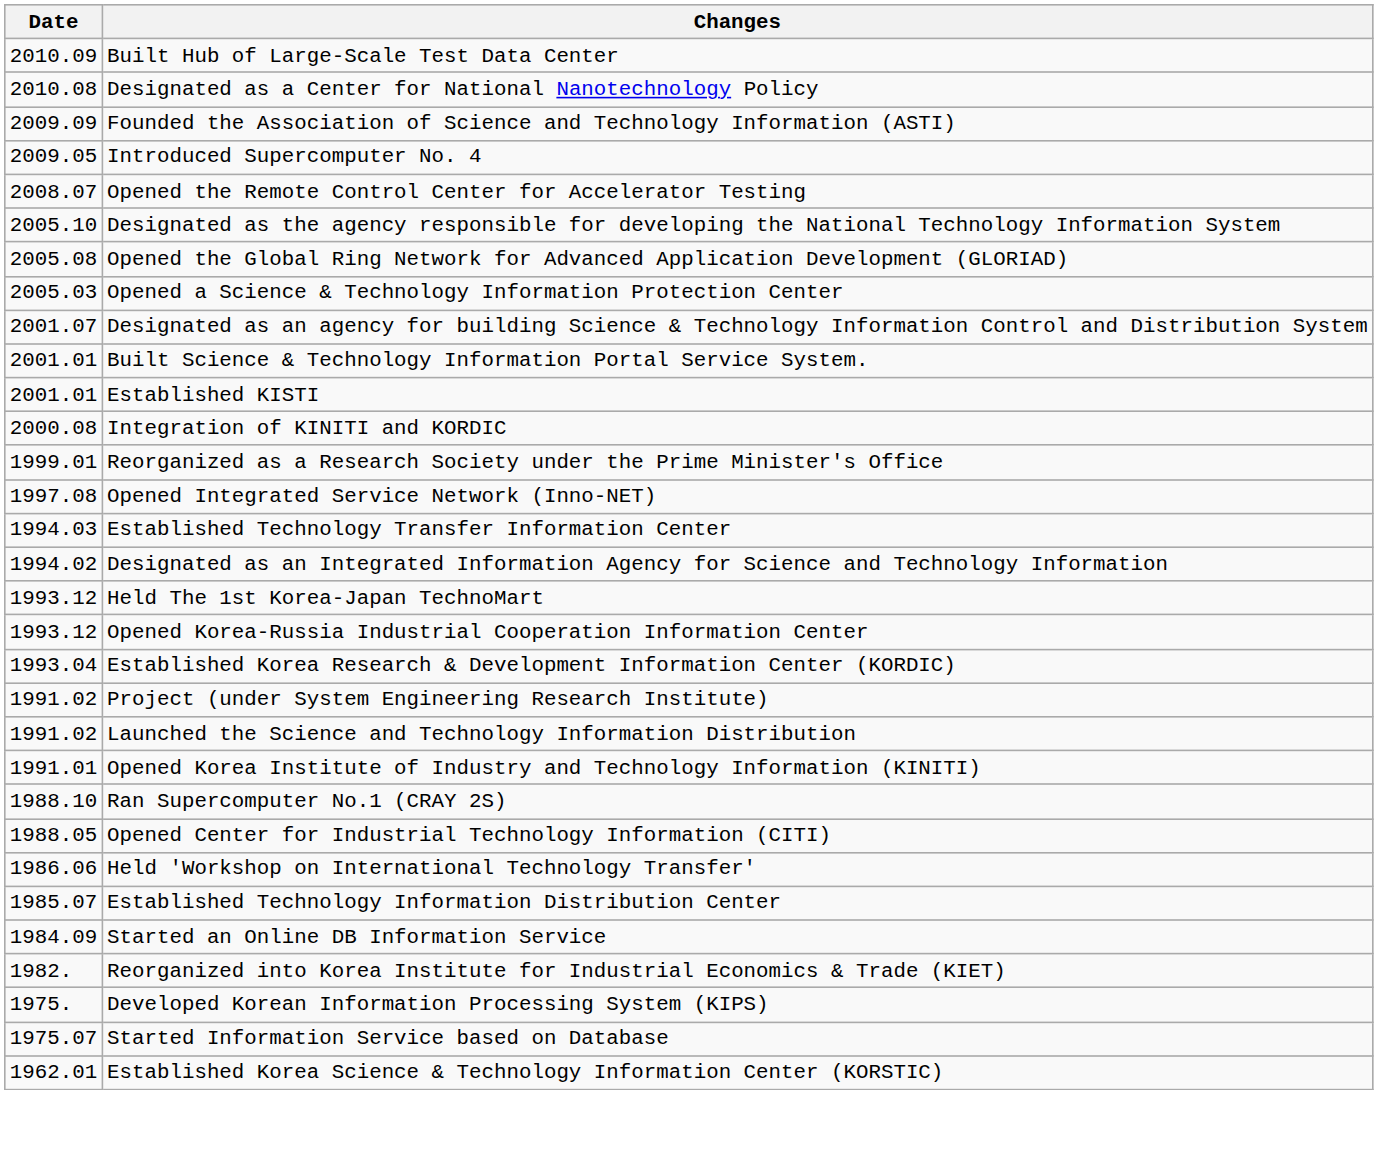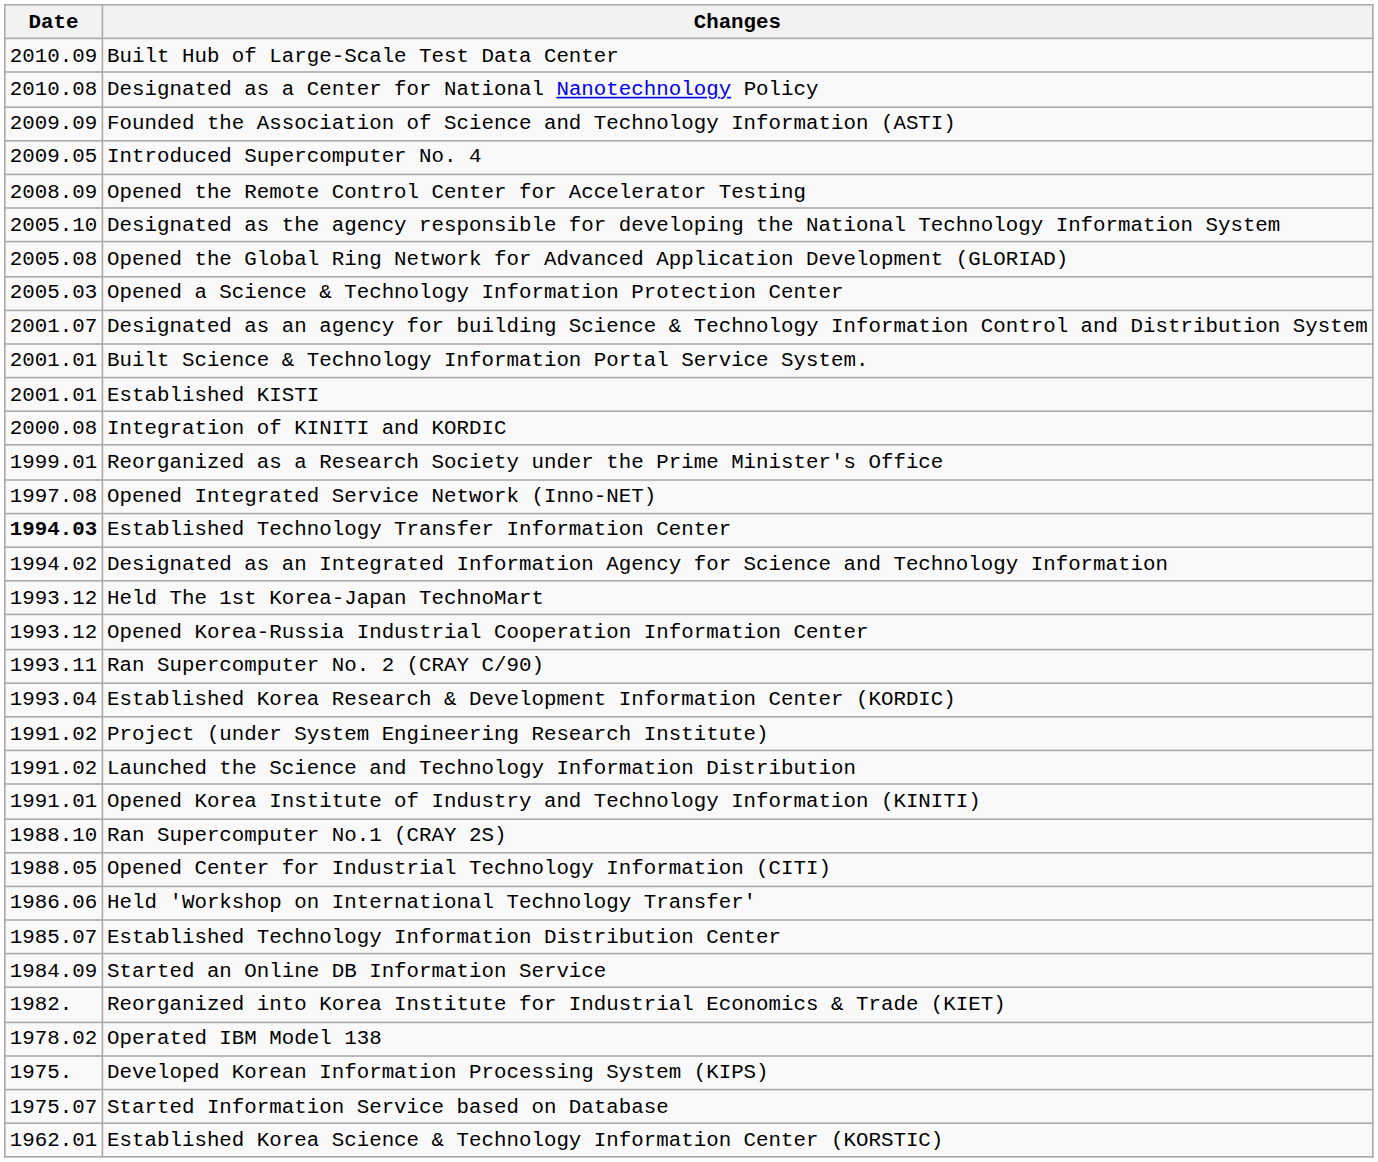(53, 191) 2008.07 -> (53, 191) 2008.09
(53, 530) normal -> (53, 530) bold
+ row: (325, 666)
+ row: (244, 1039)
